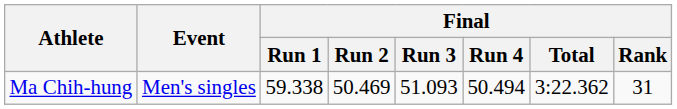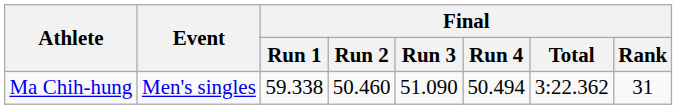(362, 87) 50.469 -> (362, 87) 50.460
(429, 87) 51.093 -> (429, 87) 51.090
